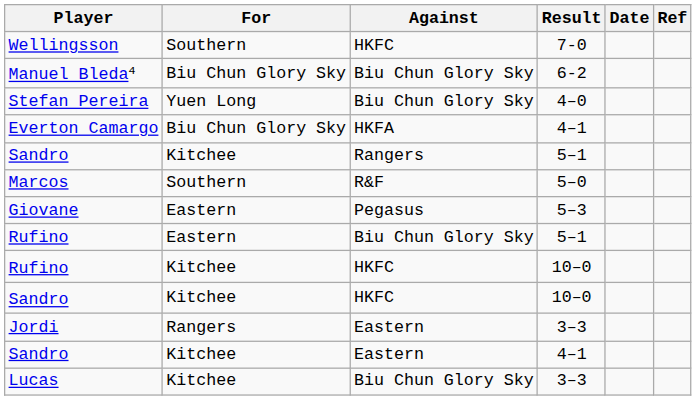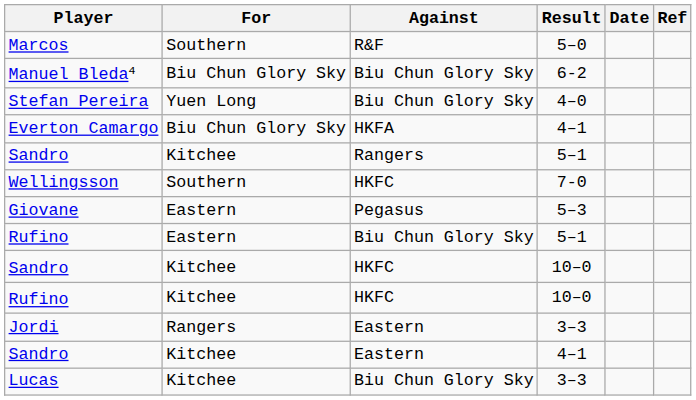rows swapped: (64, 45) <-> (39, 183)
rows swapped: (39, 269) <-> (39, 300)
